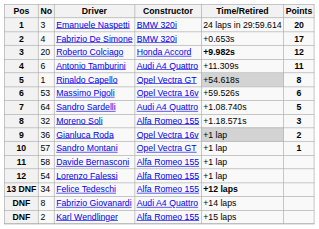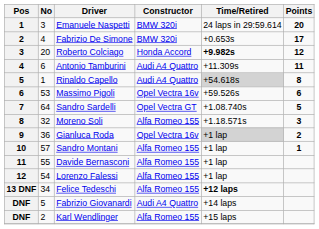(167, 79) Opel Vectra GT -> (167, 79) Audi A4 Quattro
(167, 107) Audi A4 Quattro -> (167, 107) Opel Vectra GT
(167, 148) Opel Vectra GT -> (168, 148) Alfa Romeo 155
(45, 162) 58 -> (45, 162) 55
(43, 203) 8 -> (43, 203) 5
